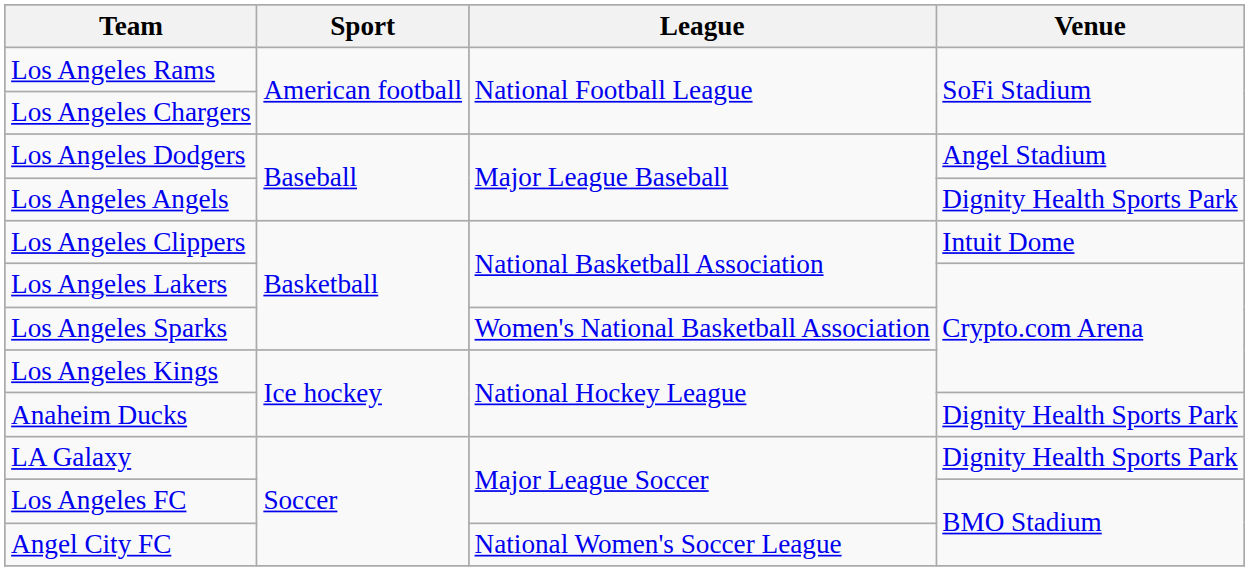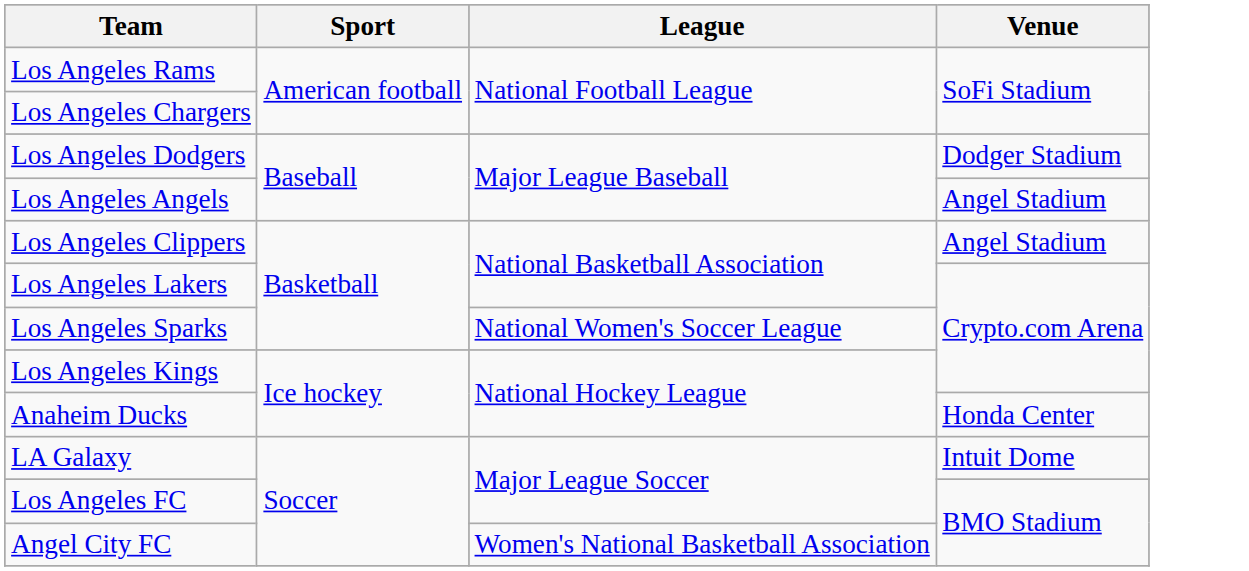(1024, 155) Angel Stadium -> (1032, 155) Dodger Stadium
(1090, 198) Dignity Health Sports Park -> (1024, 198) Angel Stadium
(1008, 241) Intuit Dome -> (1024, 241) Angel Stadium
(702, 328) Women's National Basketball Association -> (658, 328) National Women's Soccer League
(1090, 414) Dignity Health Sports Park -> (1018, 414) Honda Center
(1090, 457) Dignity Health Sports Park -> (1008, 457) Intuit Dome
(658, 543) National Women's Soccer League -> (702, 543) Women's National Basketball Association
